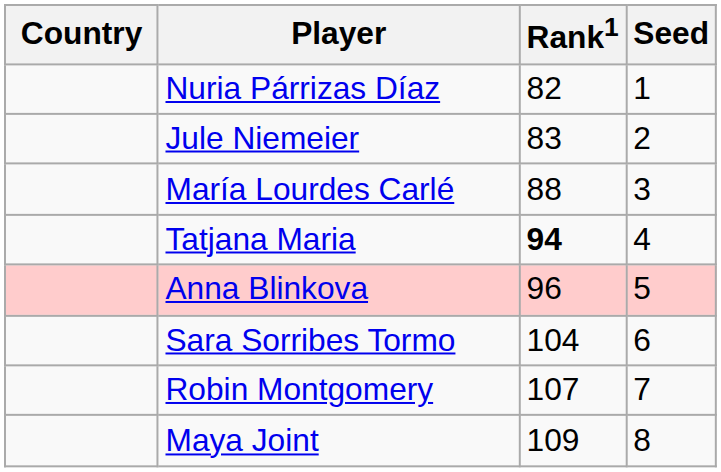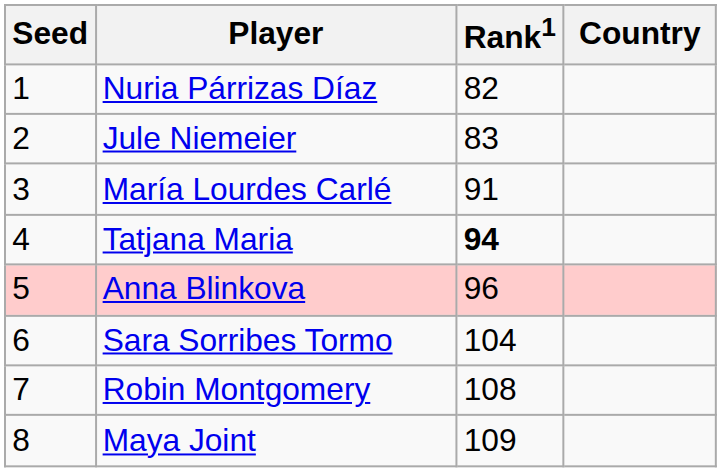columns swapped: (82, 33) <-> (671, 33)
(544, 188) 88 -> (481, 188) 91
(553, 389) 107 -> (490, 389) 108
